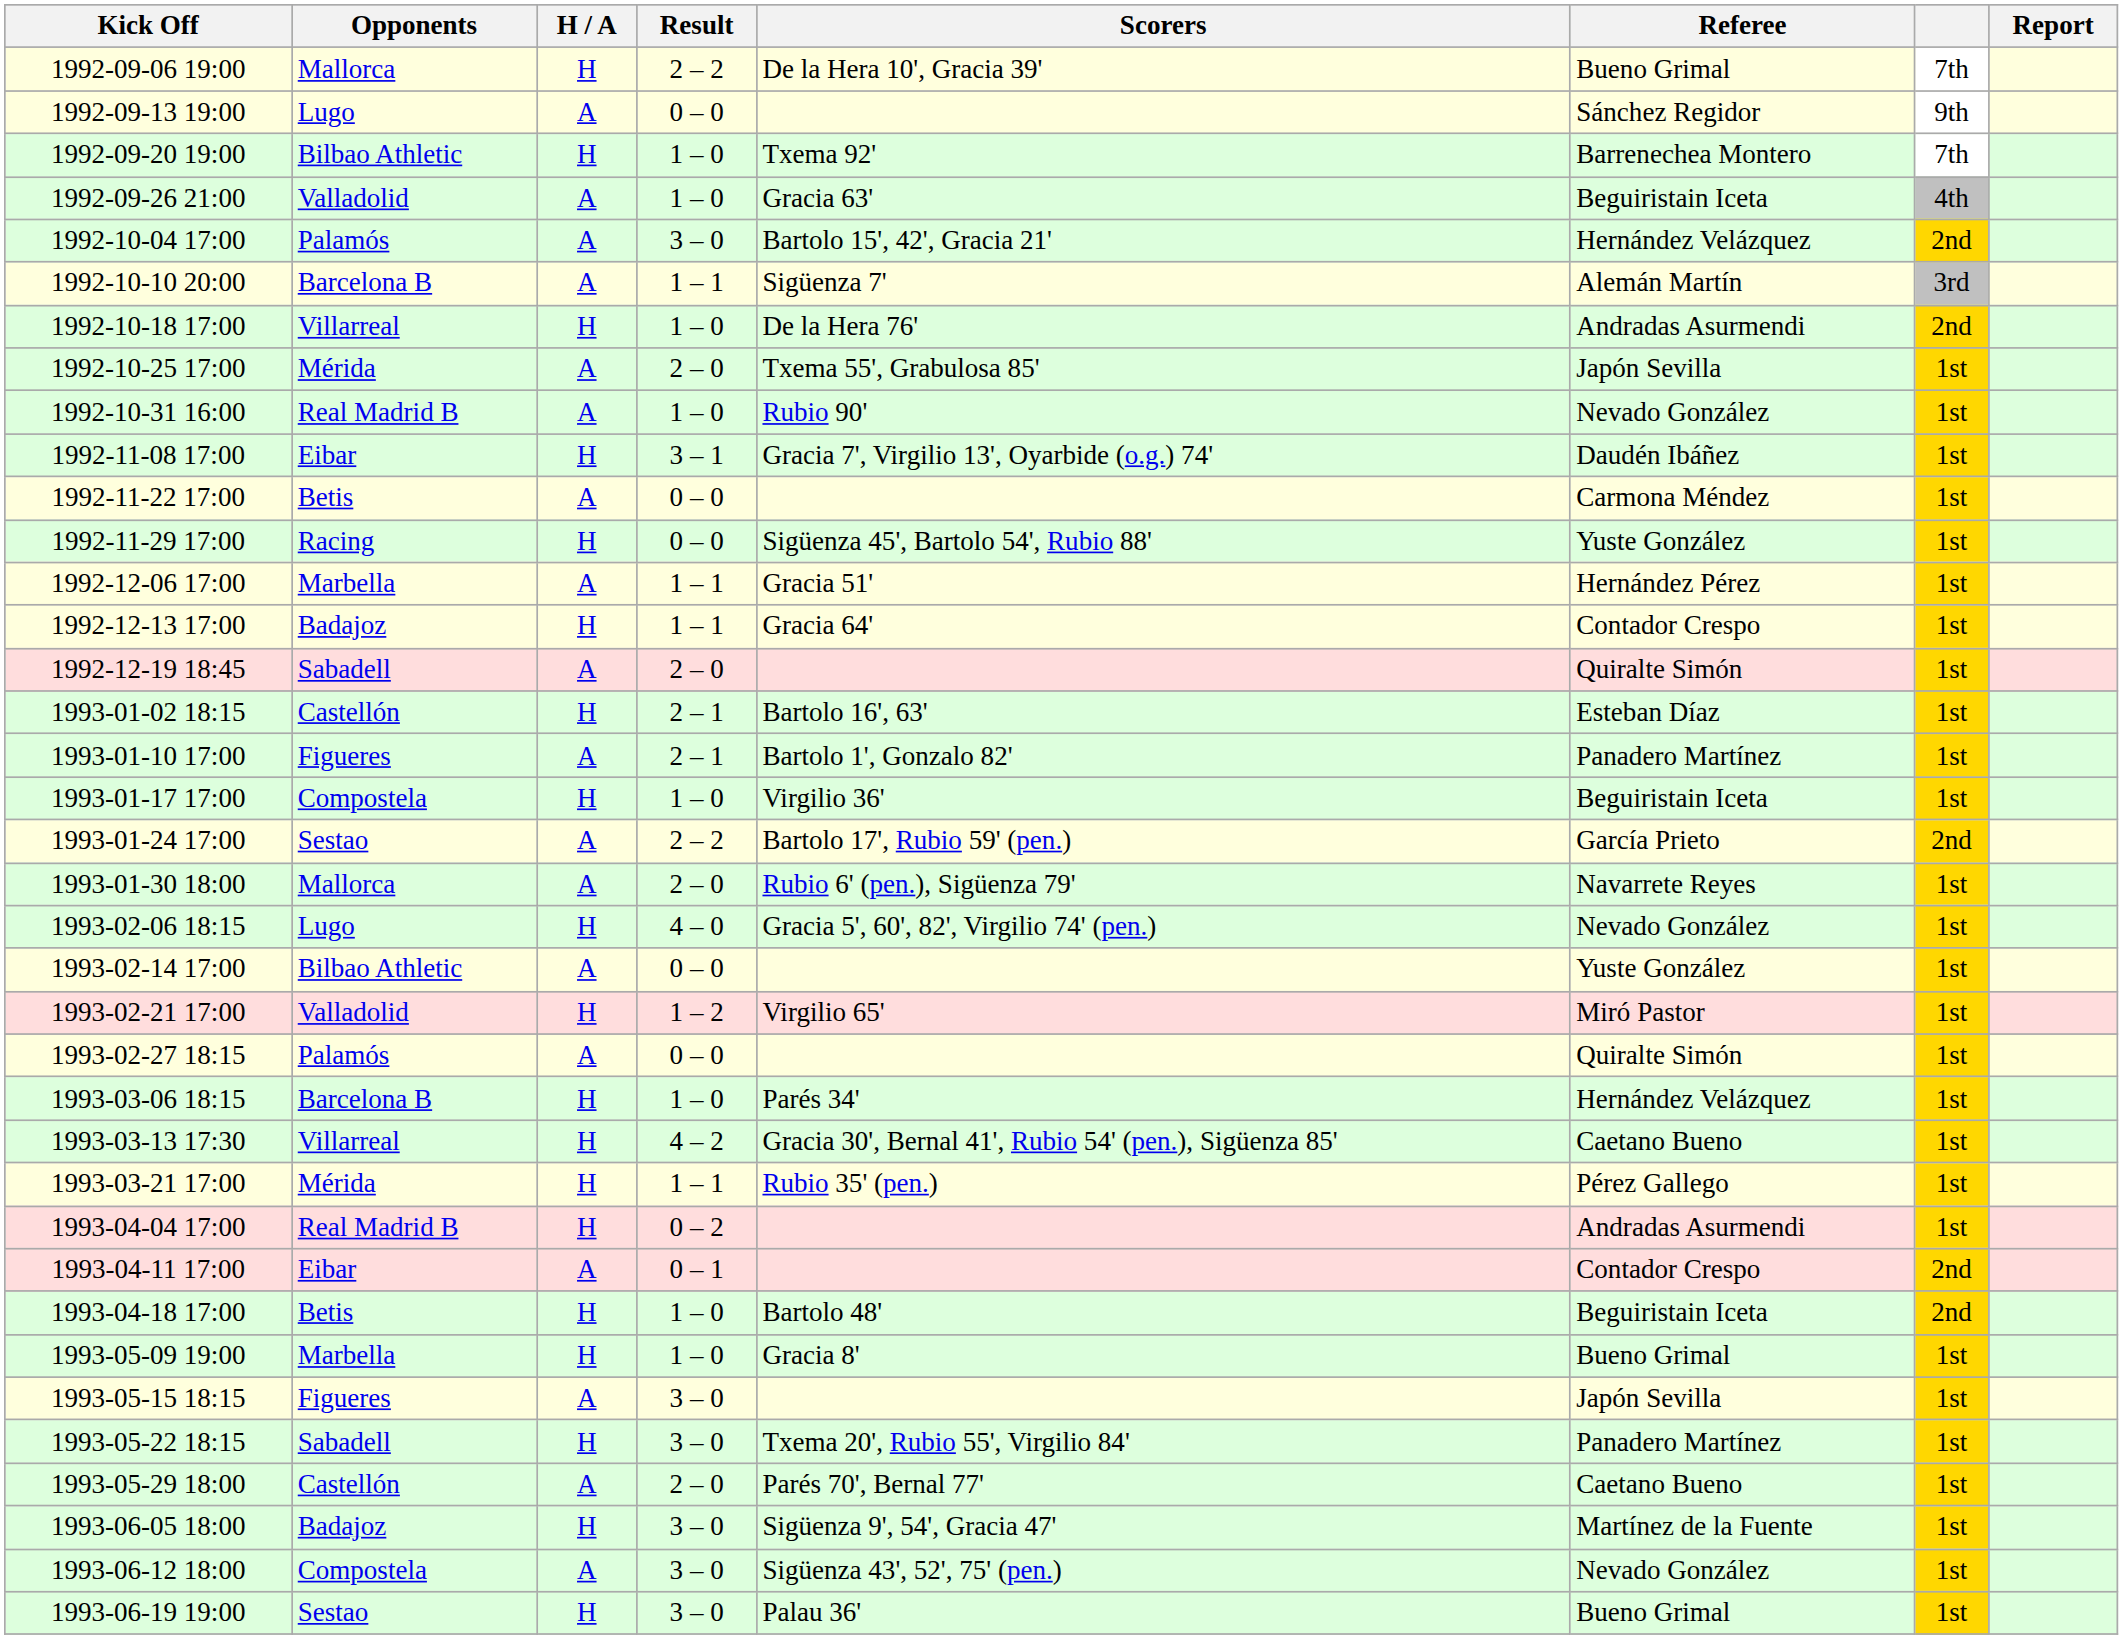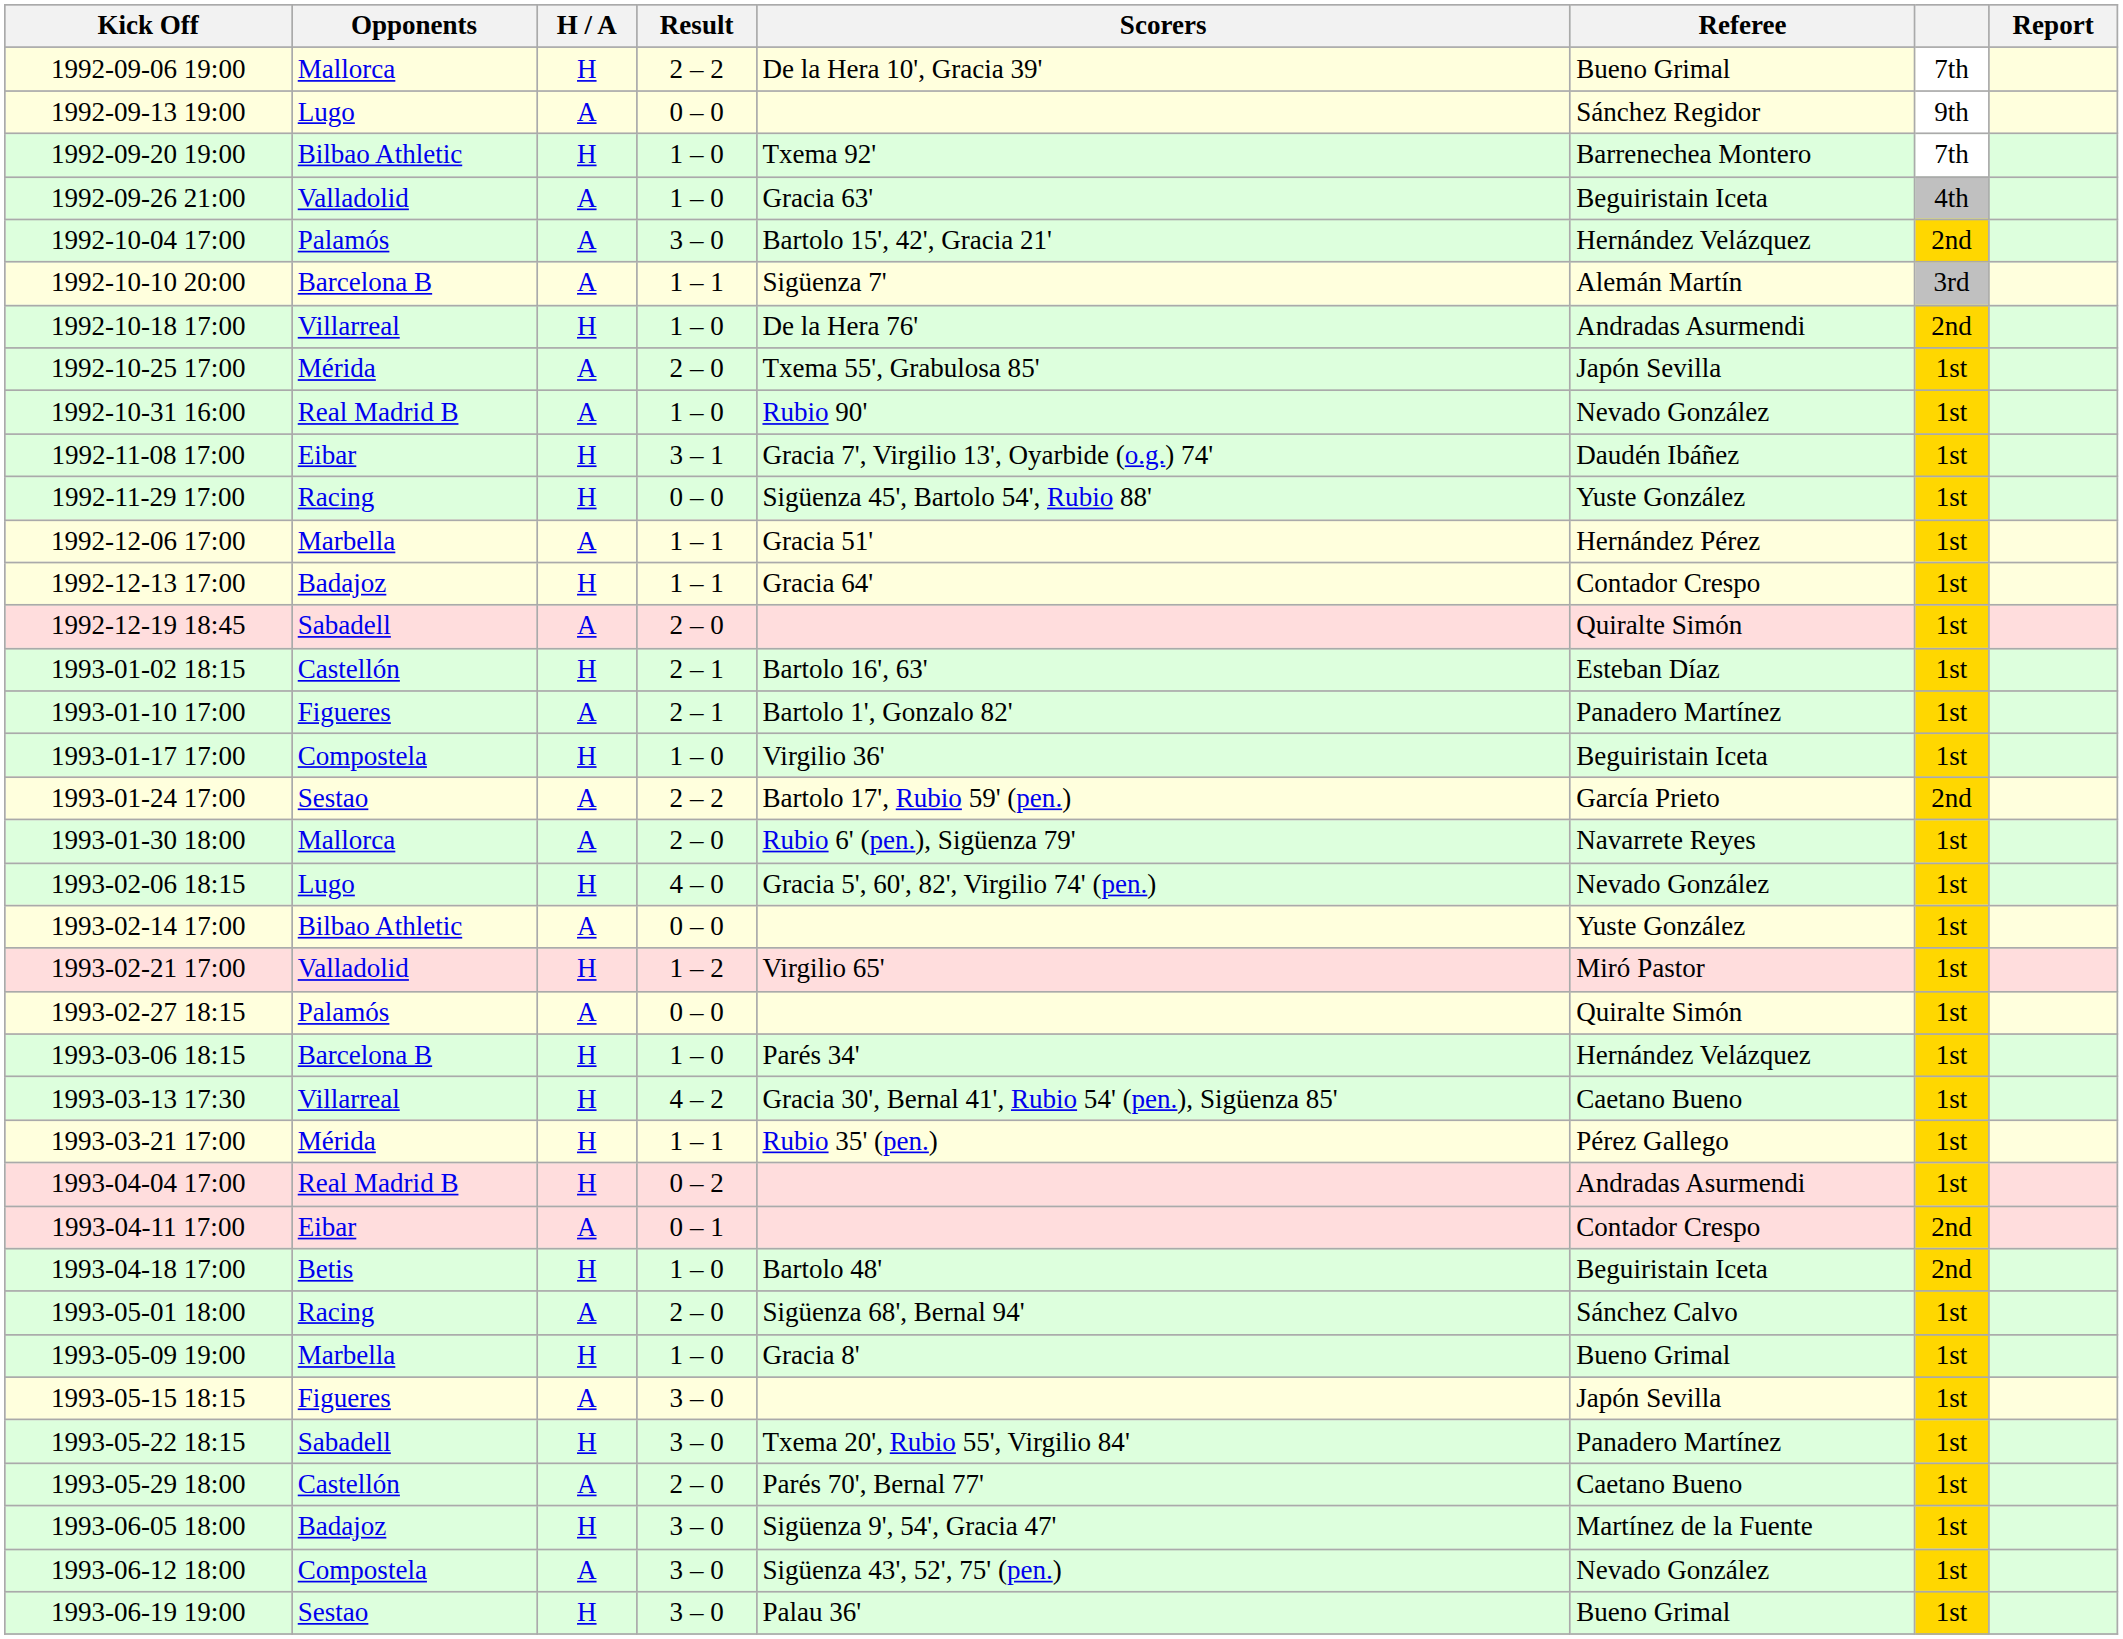- row: (148, 497)
+ row: (148, 1312)
